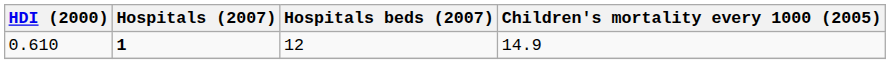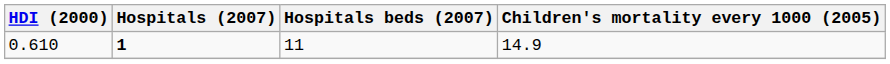(294, 45) 12 -> (294, 45) 11
